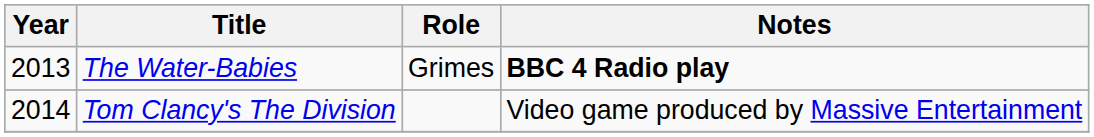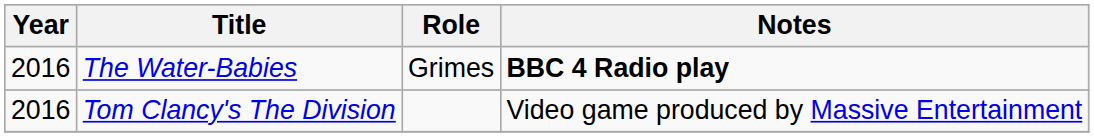(41, 68) 2013 -> (41, 68) 2016
(41, 110) 2014 -> (41, 110) 2016
